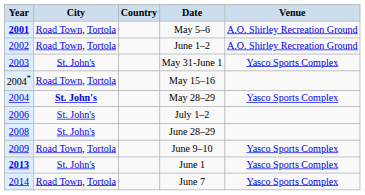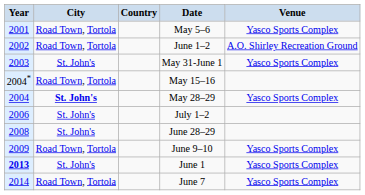(19, 29) bold -> (19, 29) normal
(292, 29) A.O. Shirley Recreation Ground -> (292, 29) Yasco Sports Complex
